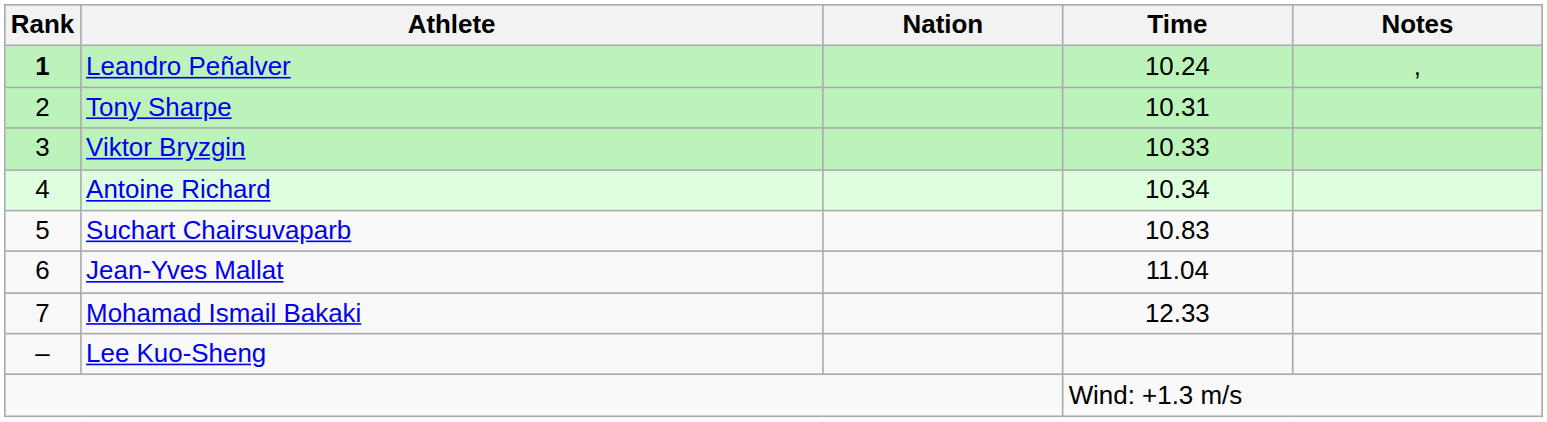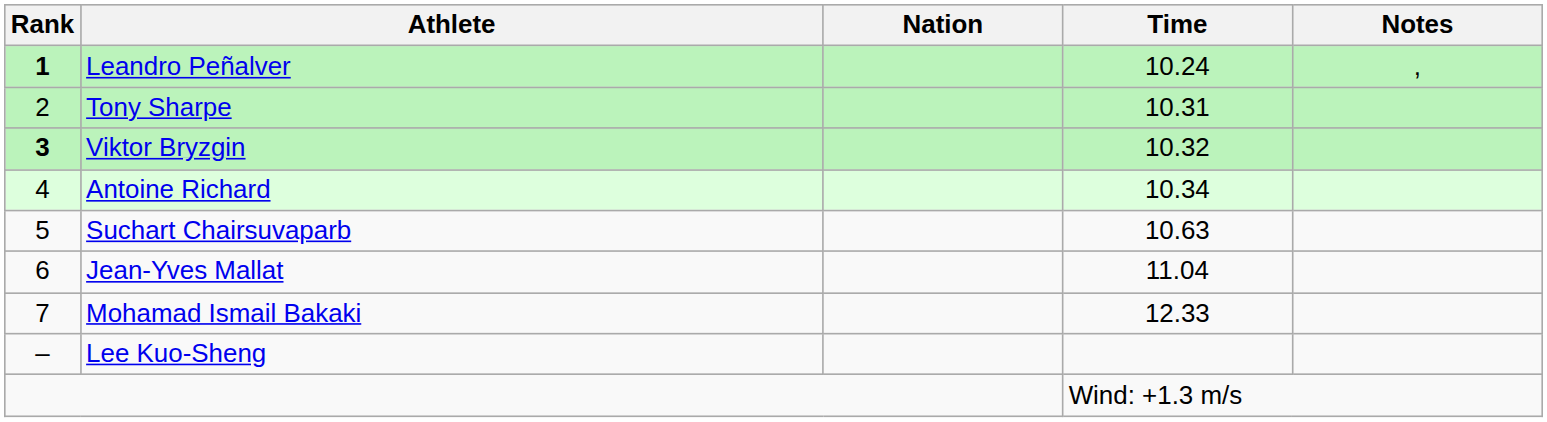(42, 148) normal -> (42, 148) bold
(1177, 148) 10.33 -> (1177, 148) 10.32
(1177, 230) 10.83 -> (1177, 230) 10.63
